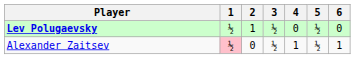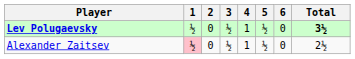+ column: (321, 13)
(252, 29) 1 -> (211, 29) 0
(296, 29) 0 -> (247, 29) 1
(339, 45) 1 -> (283, 45) 0
